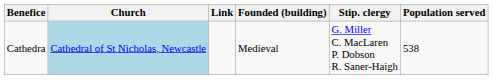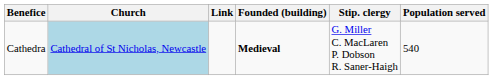(258, 48) normal -> (259, 48) bold
(411, 48) 538 -> (411, 48) 540
